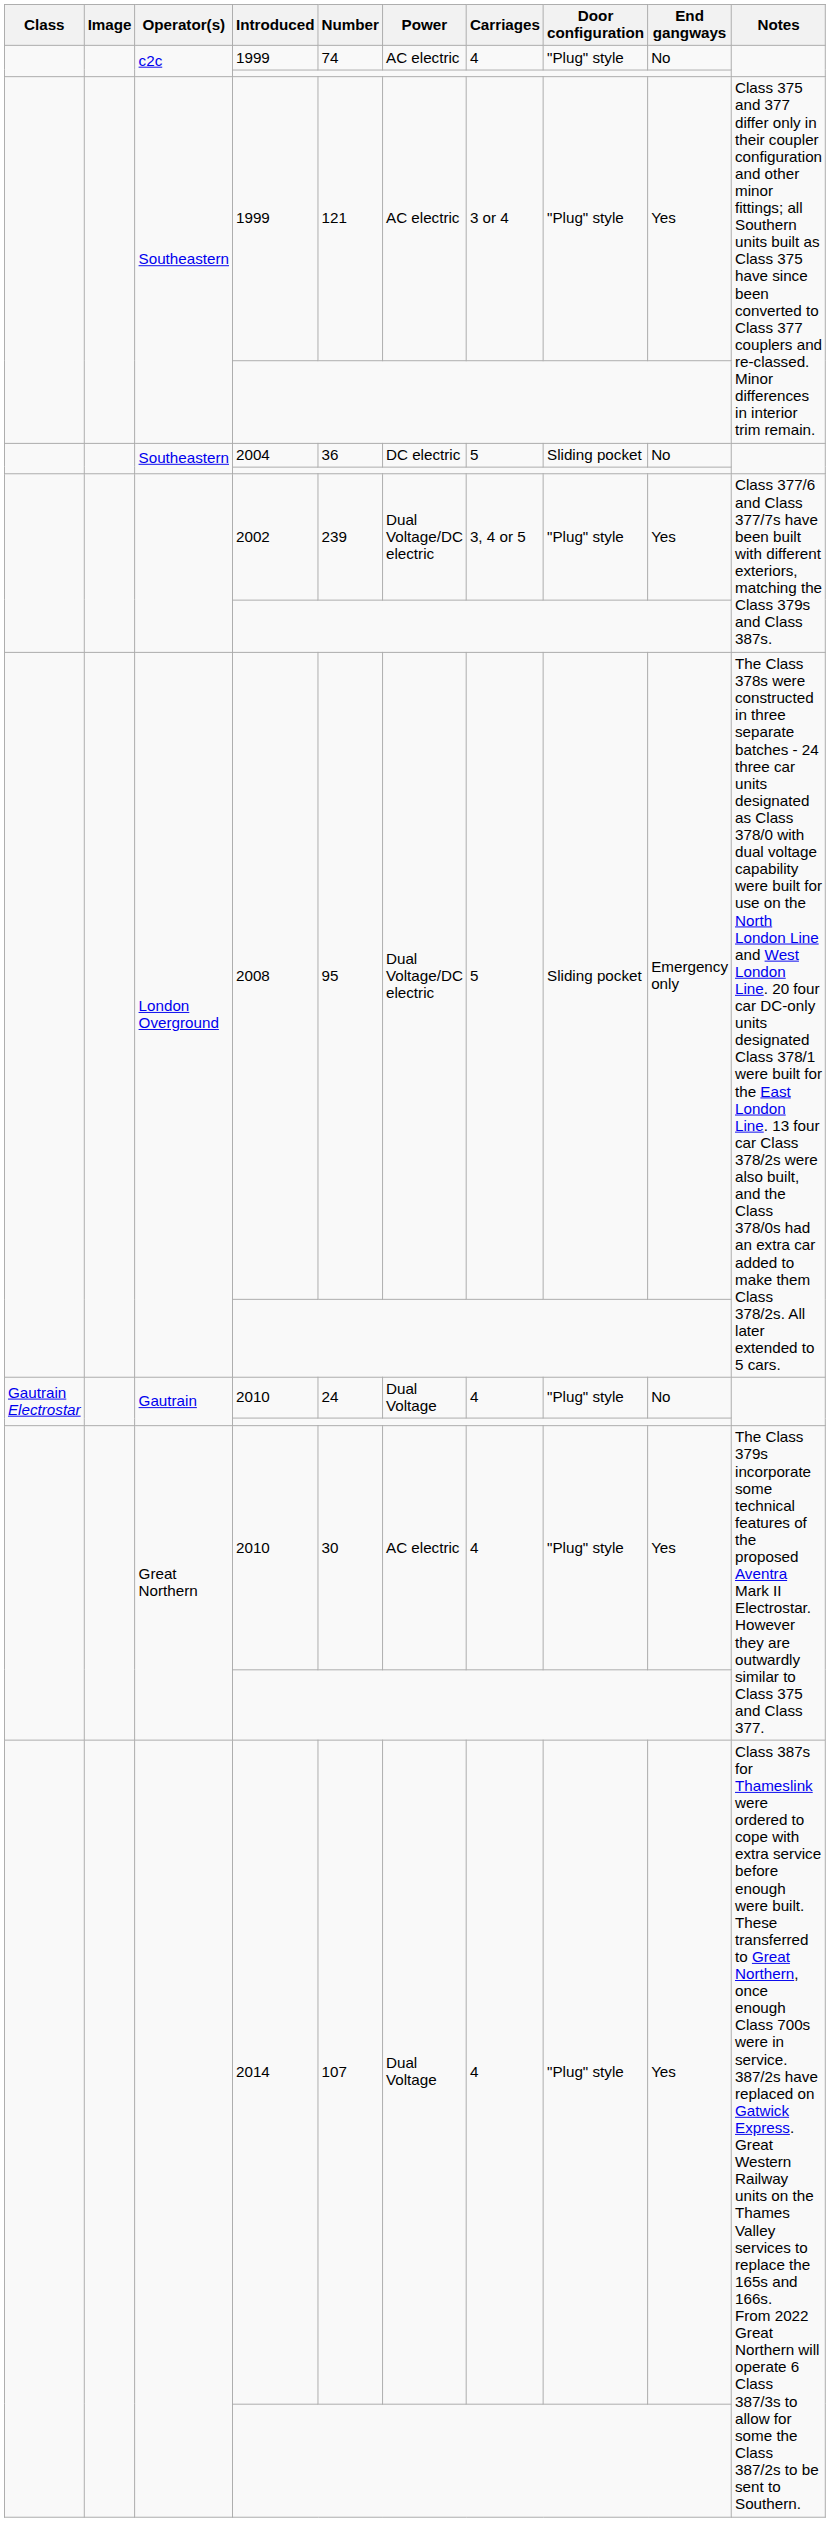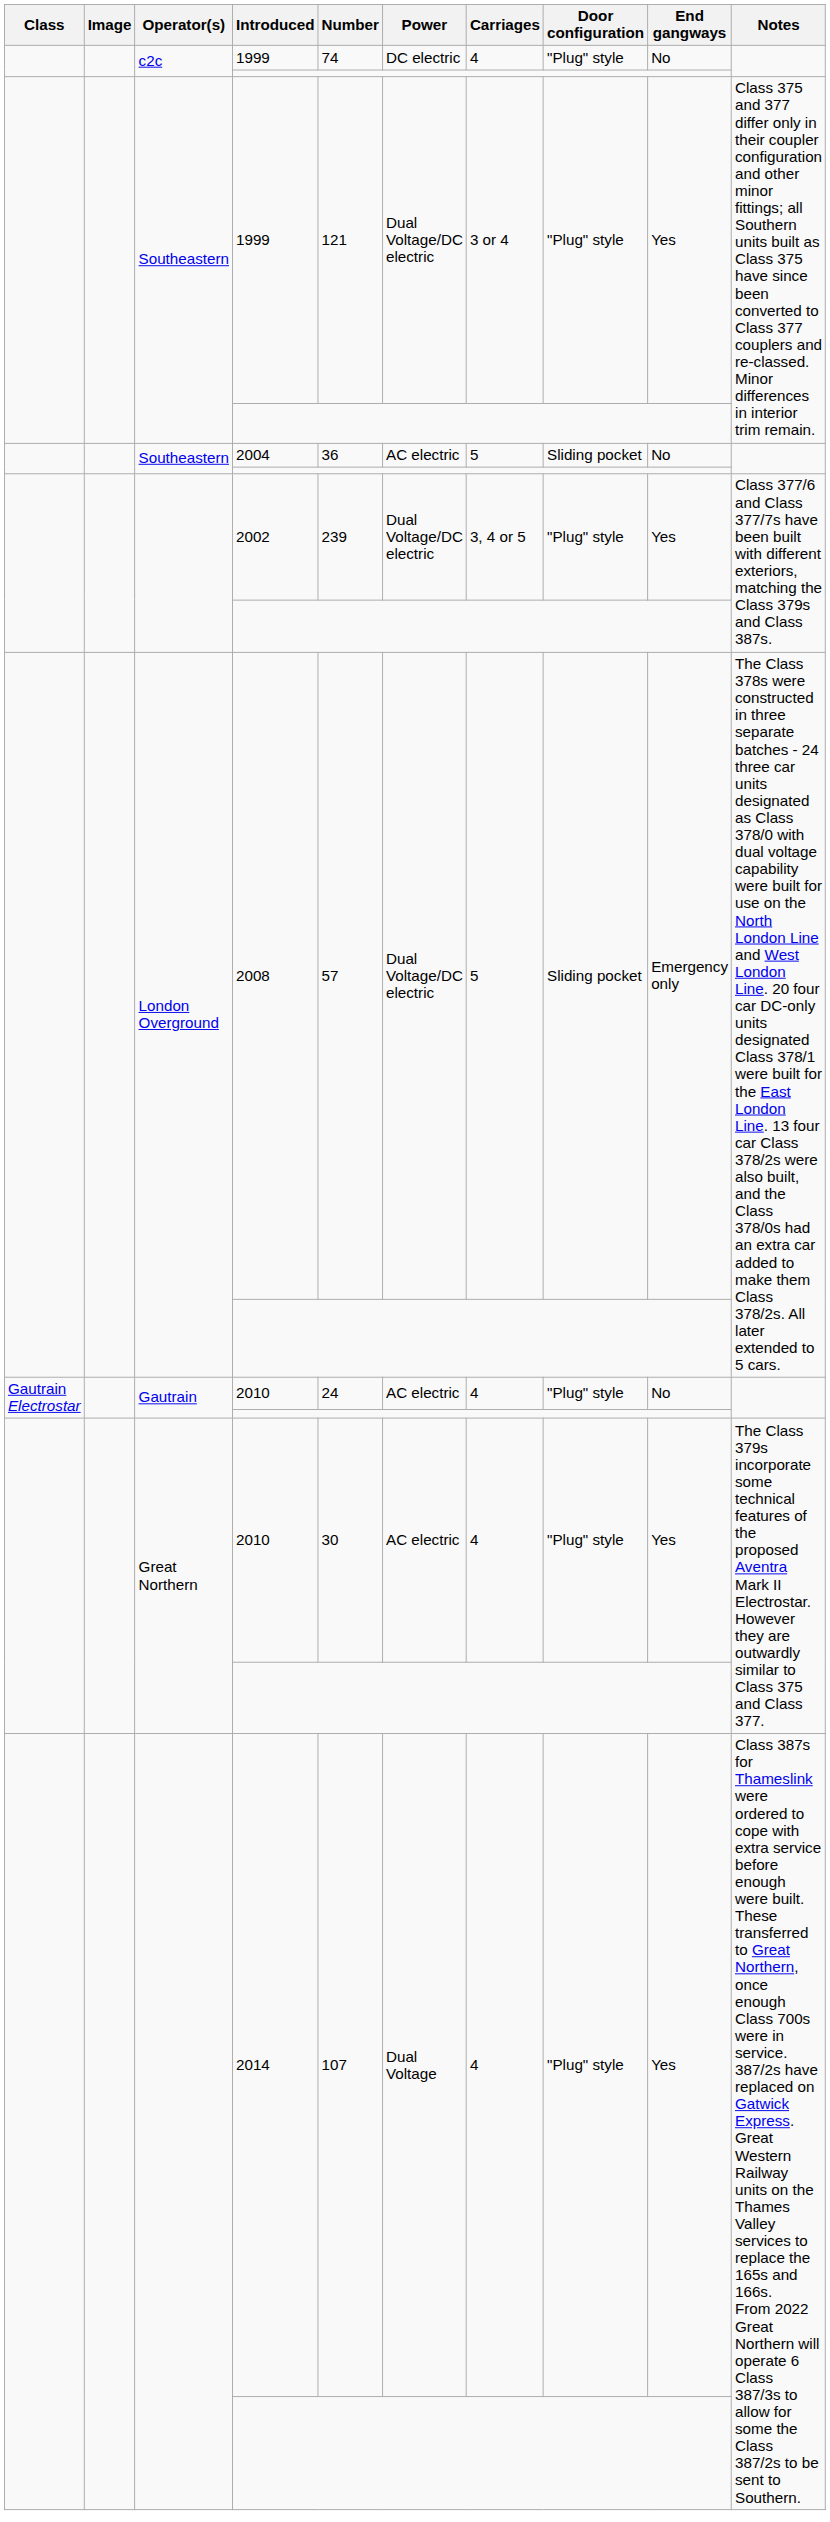(423, 57) AC electric -> (423, 57) DC electric
(423, 218) AC electric -> (424, 240) Dual Voltage/DC electric
(423, 454) DC electric -> (423, 454) AC electric
(330, 975) 95 -> (330, 975) 57
(411, 1397) Dual Voltage -> (423, 1393) AC electric
